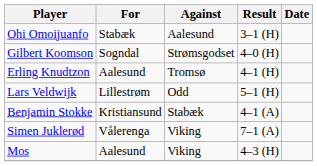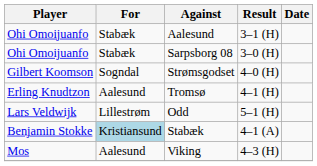+ row: (260, 53)
(130, 111) no background -> (130, 131) lightblue background
- row: (260, 131)
